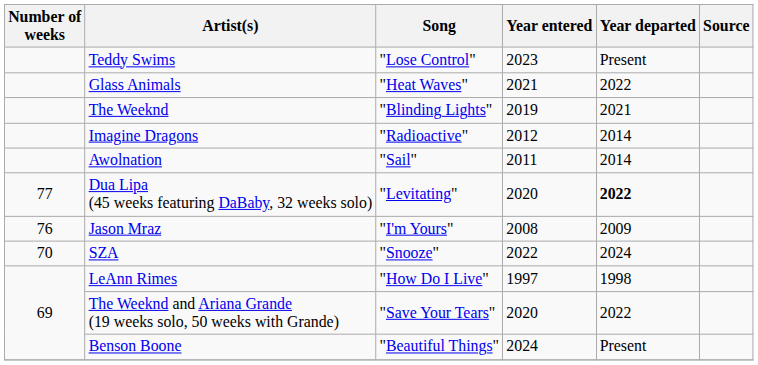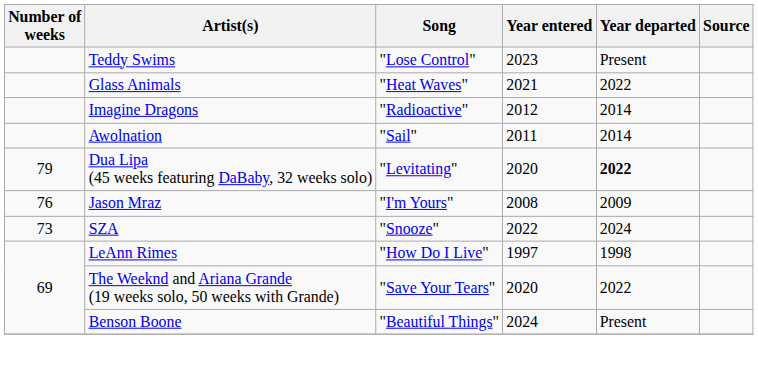- row: (129, 110)
(45, 194) 77 -> (45, 169) 79
(45, 253) 70 -> (45, 228) 73
